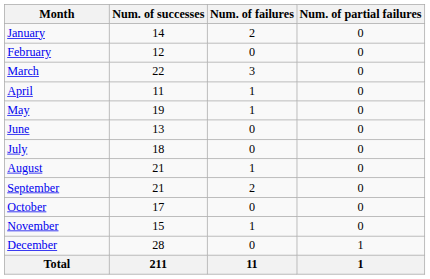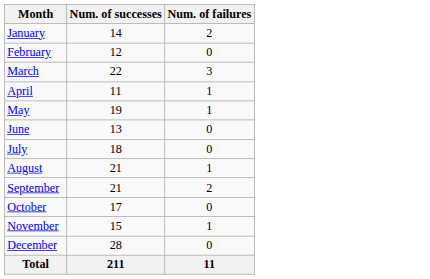- column: (360, 14)
